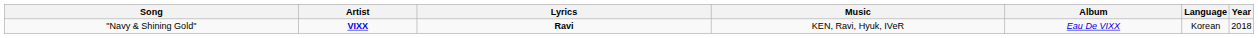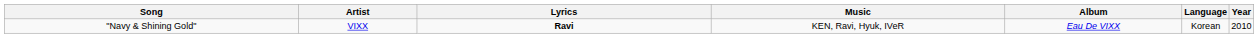(358, 26) bold -> (358, 26) normal
(1241, 26) 2018 -> (1241, 26) 2010
